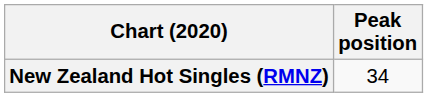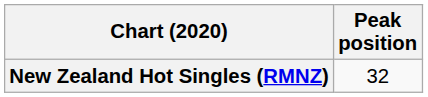(378, 75) 34 -> (378, 75) 32
